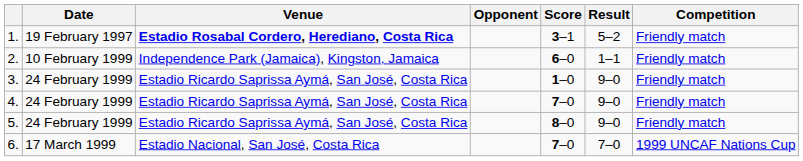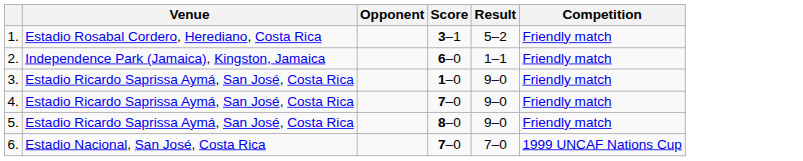- column: (79, 15)
(296, 36) bold -> (173, 36) normal
